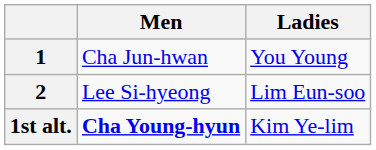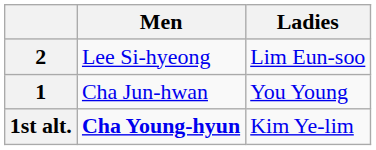rows swapped: (41, 56) <-> (41, 91)
